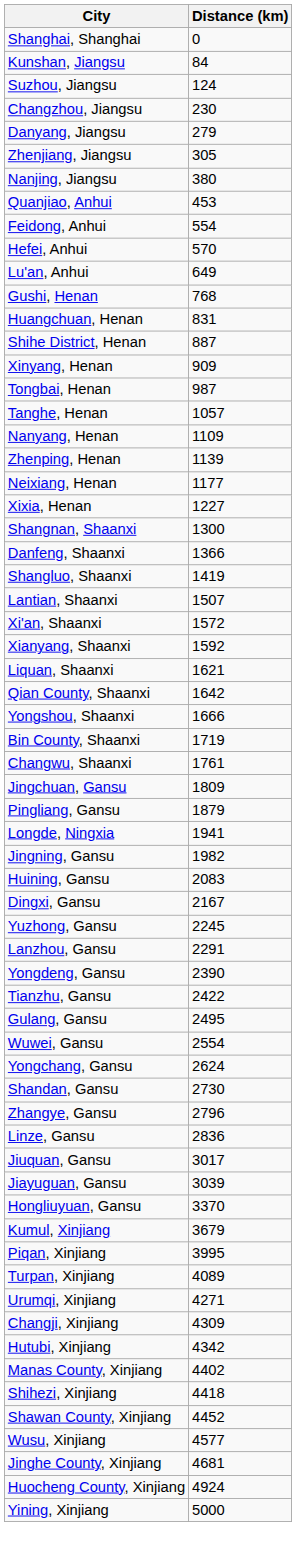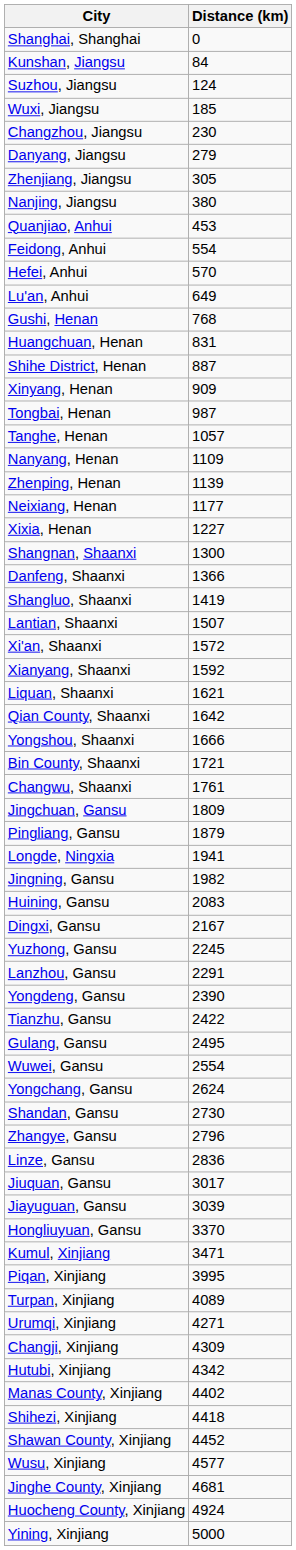+ row: (54, 109)
(208, 739) 1719 -> (208, 763) 1721
(208, 1230) 3679 -> (208, 1253) 3471
